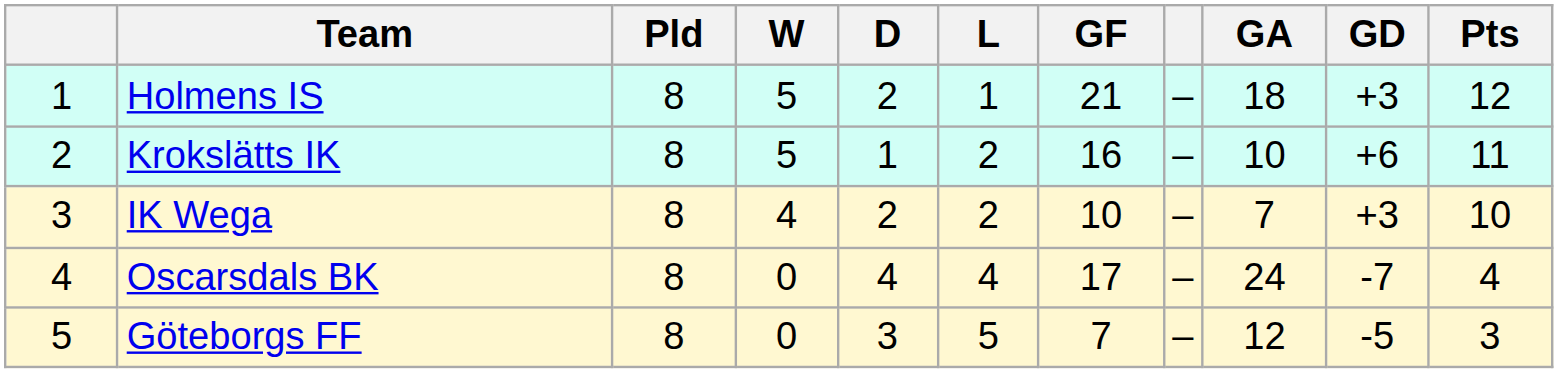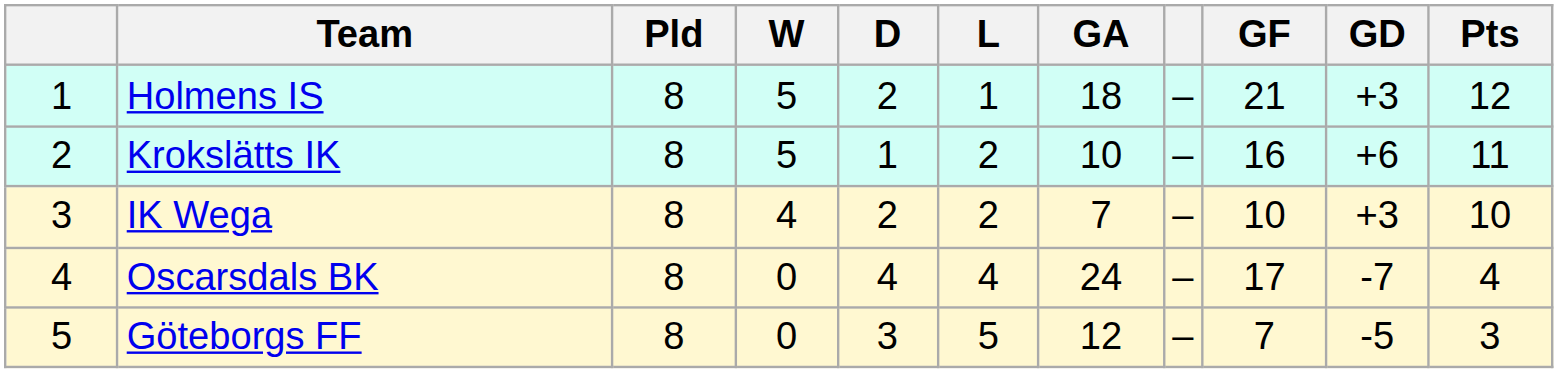columns swapped: (1101, 34) <-> (1264, 34)
